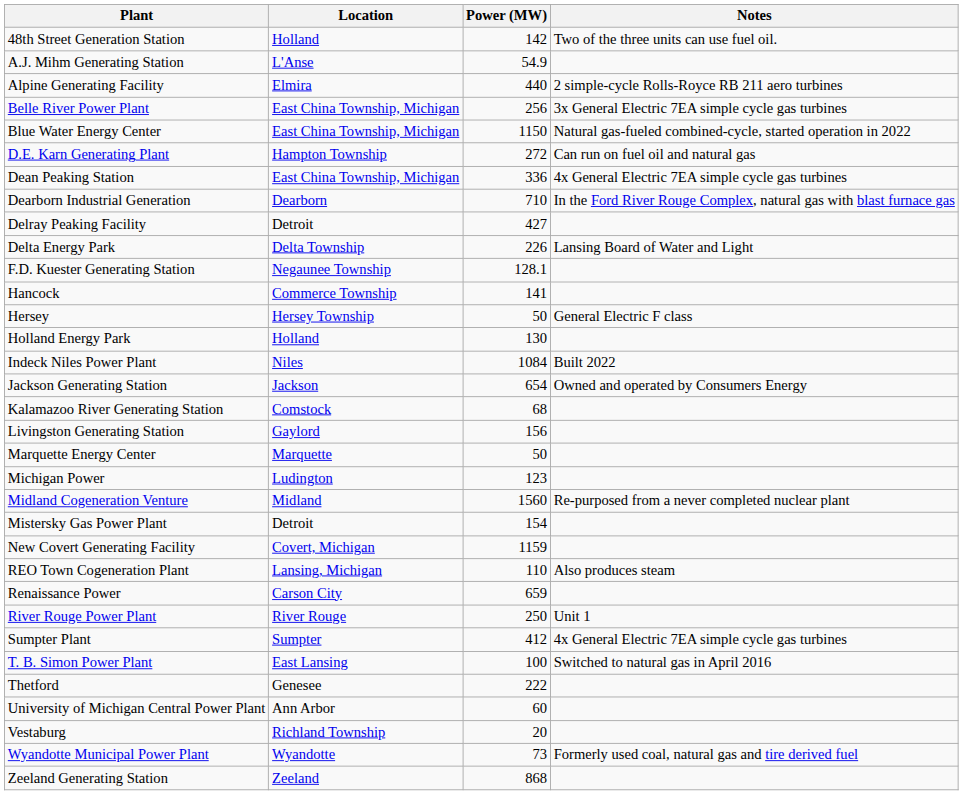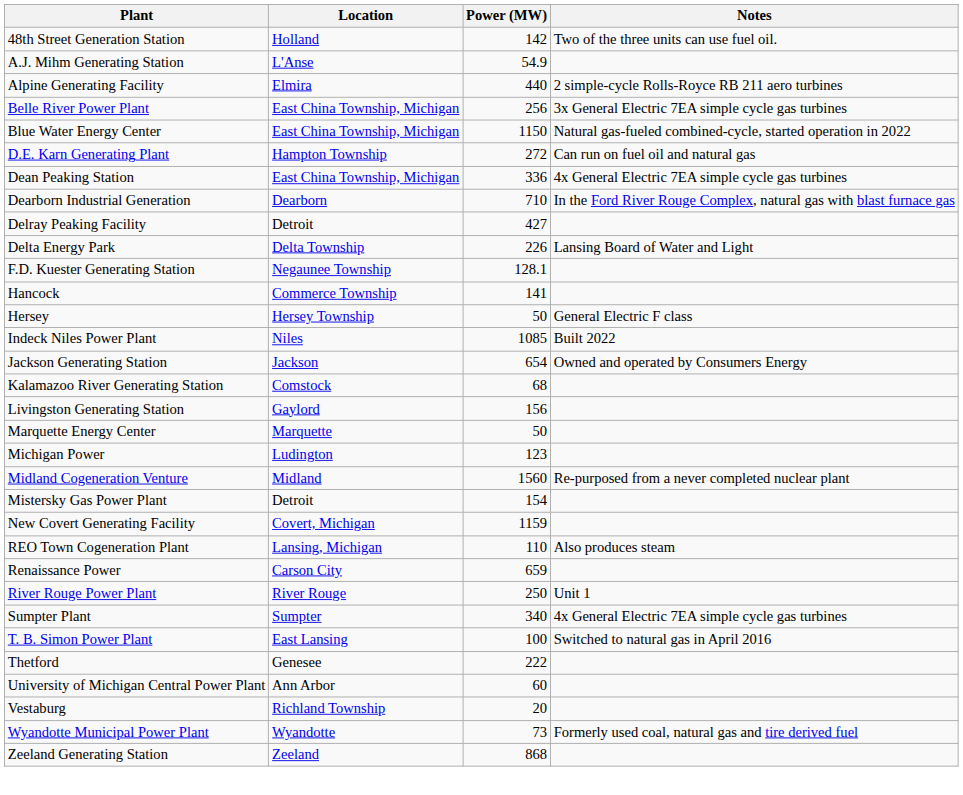- row: (69, 339)
(532, 362) 1084 -> (532, 339) 1085
(536, 639) 412 -> (536, 616) 340
